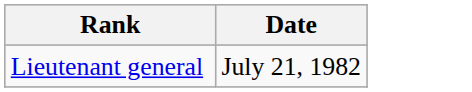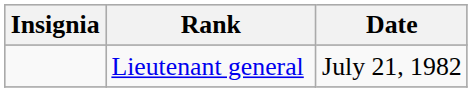+ column: (55, 24)
